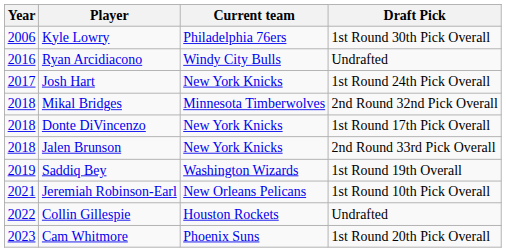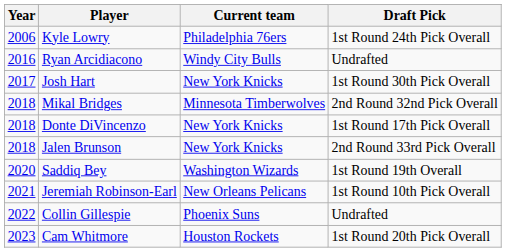(411, 37) 1st Round 30th Pick Overall -> (411, 37) 1st Round 24th Pick Overall
(411, 81) 1st Round 24th Pick Overall -> (411, 81) 1st Round 30th Pick Overall
(22, 170) 2019 -> (22, 170) 2020
(231, 214) Houston Rockets -> (221, 214) Phoenix Suns
(221, 236) Phoenix Suns -> (231, 236) Houston Rockets
